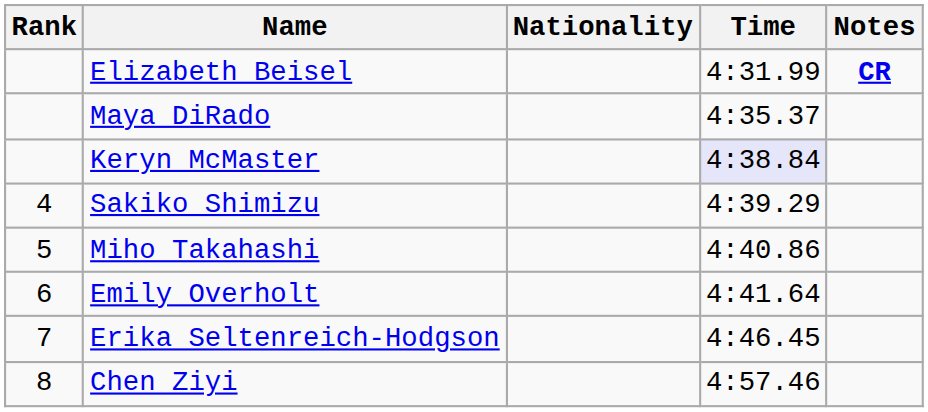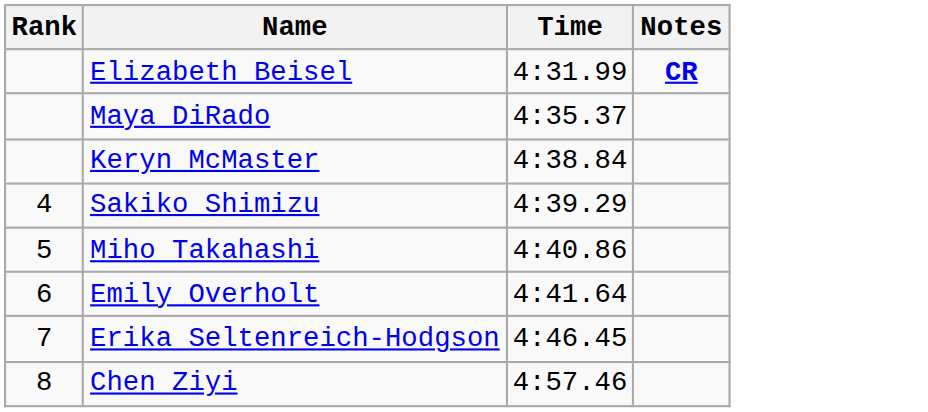- column: (603, 27)
(763, 161) lavender background -> (570, 161) no background
